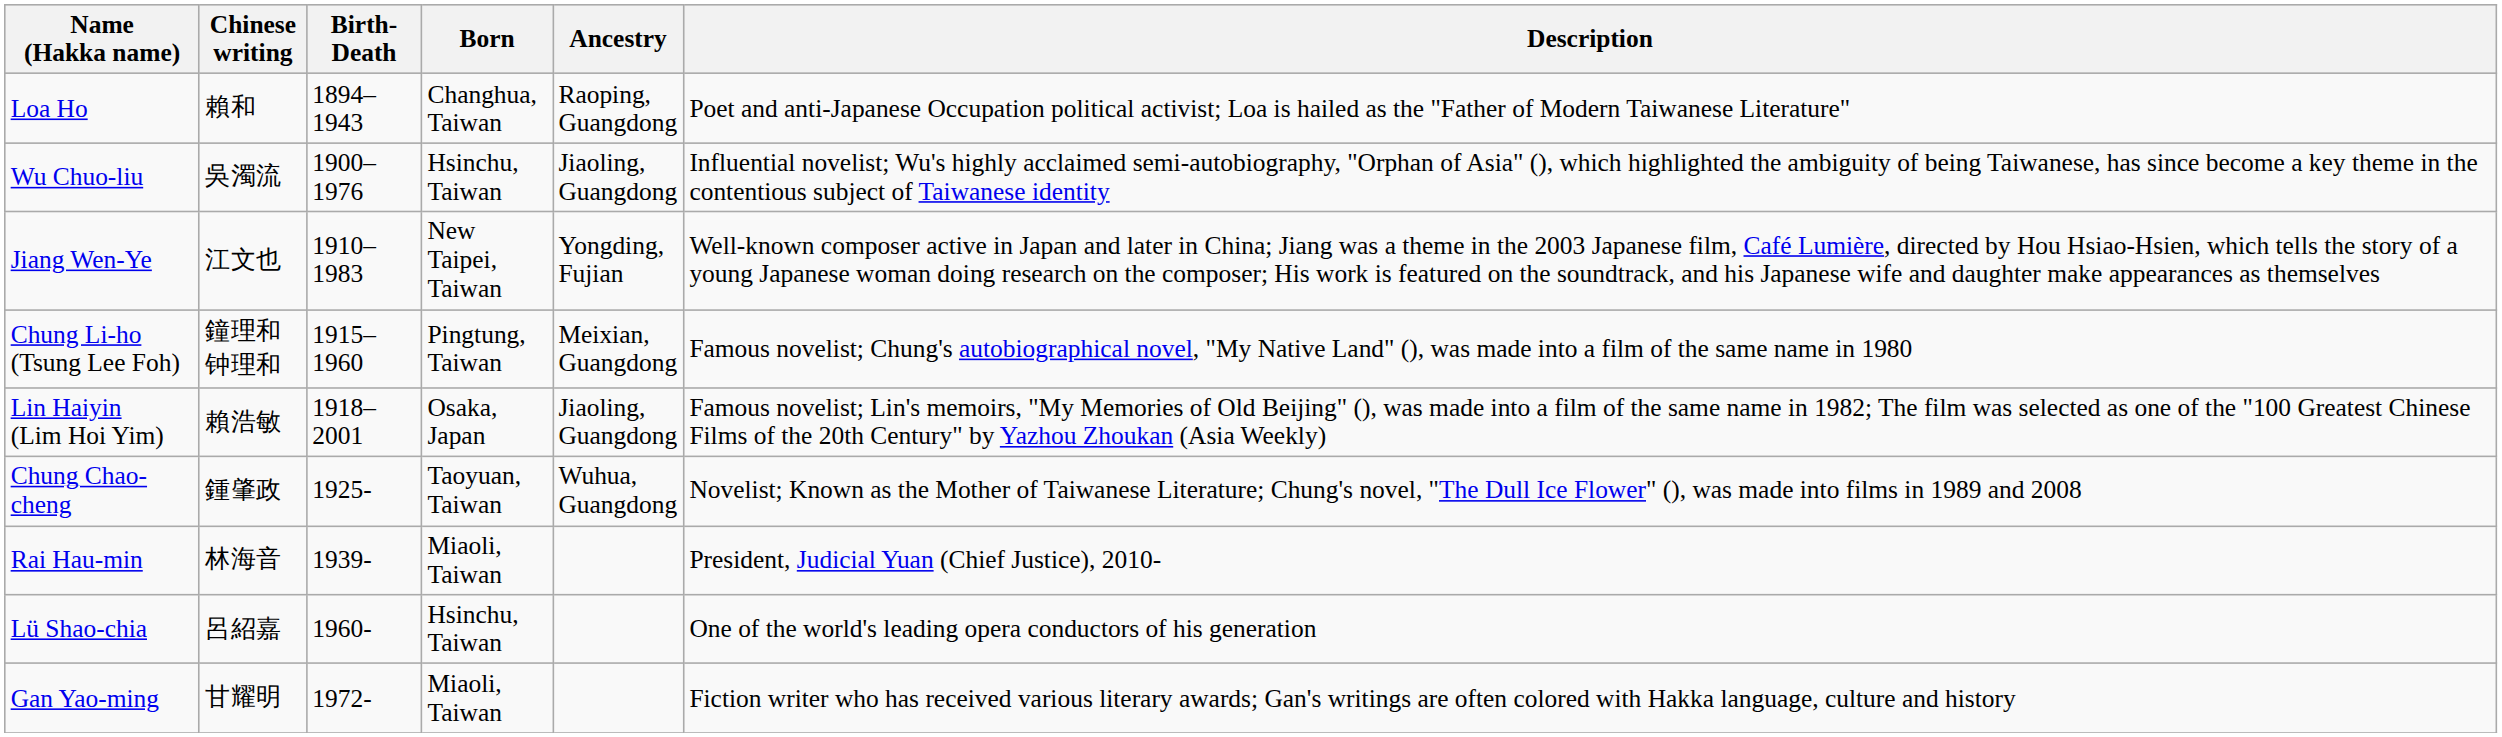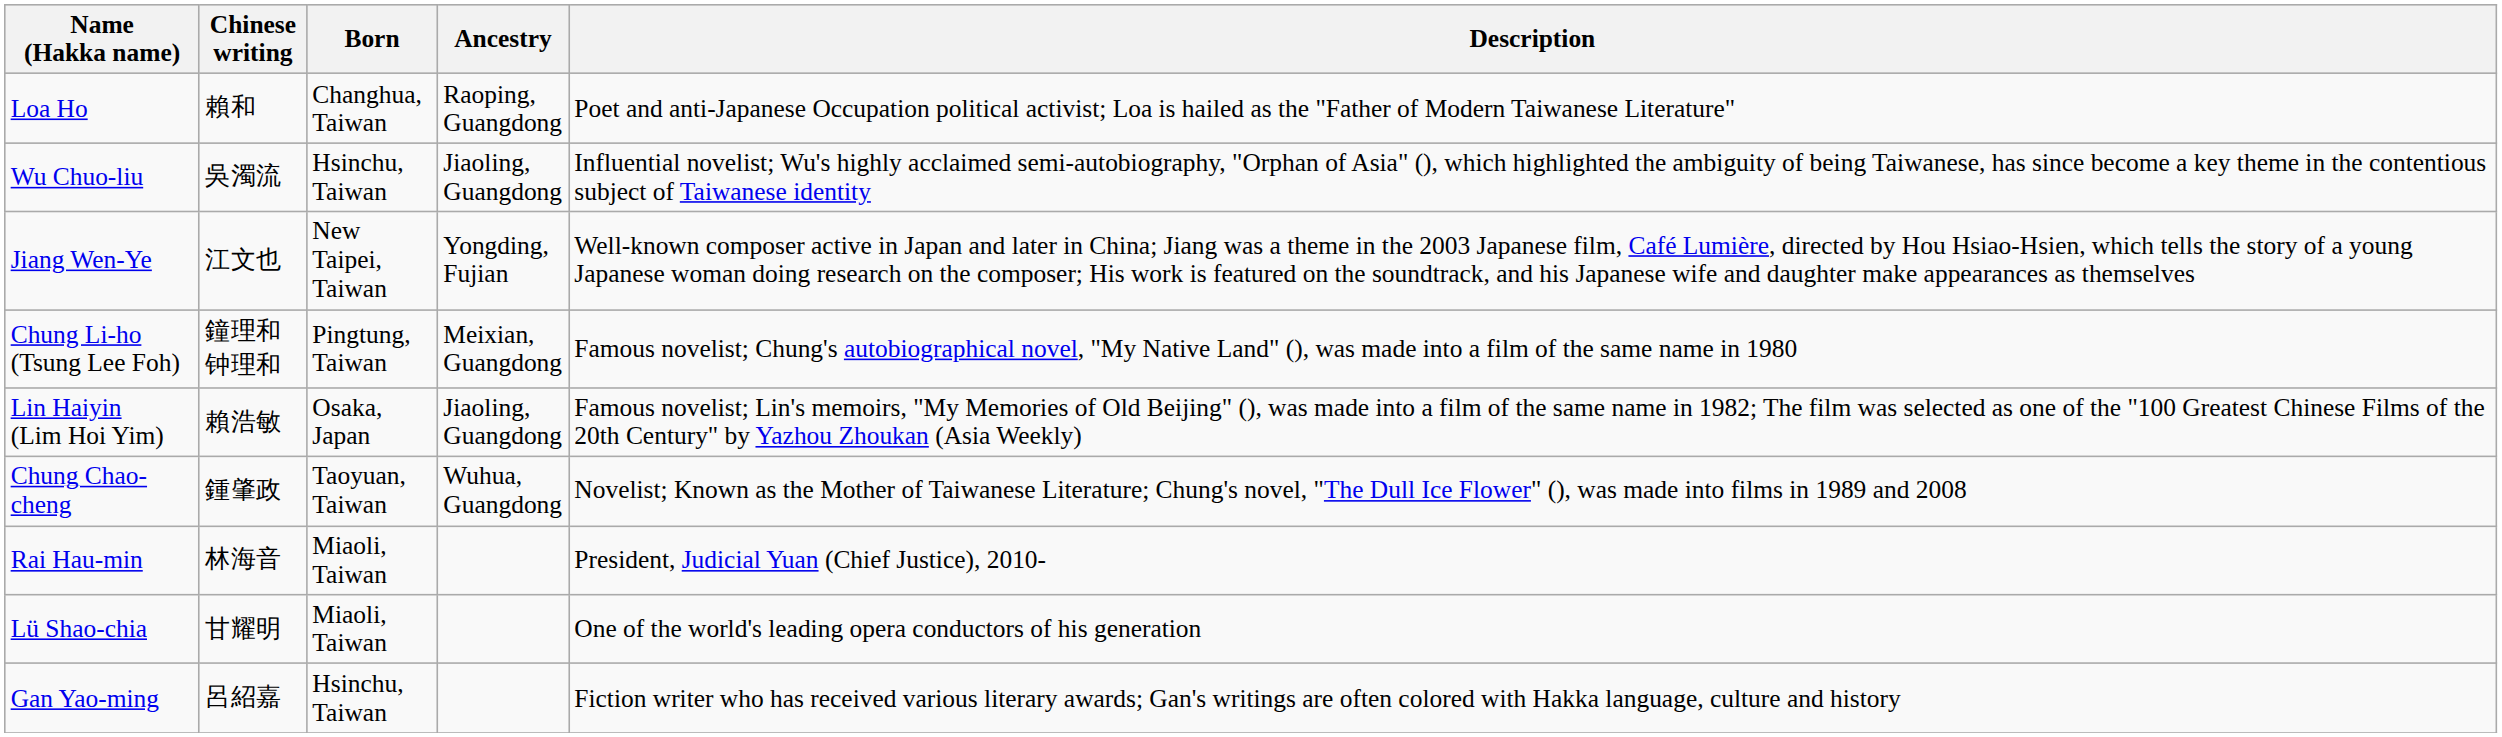- column: (364, 38)
(243, 628) 呂紹嘉 -> (243, 628) 甘耀明
(473, 628) Hsinchu, Taiwan -> (350, 628) Miaoli, Taiwan
(243, 697) 甘耀明 -> (243, 697) 呂紹嘉
(465, 697) Miaoli, Taiwan -> (358, 697) Hsinchu, Taiwan
